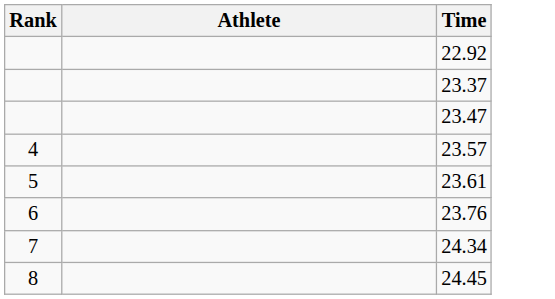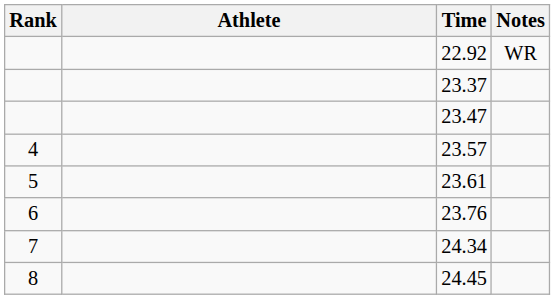+ column: (521, 20)
